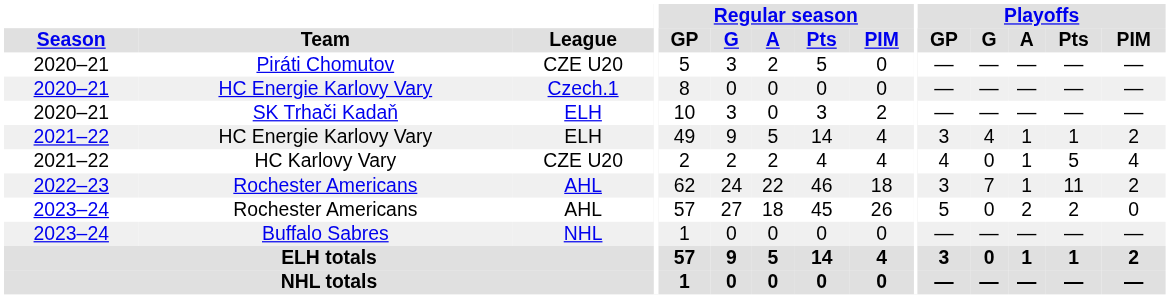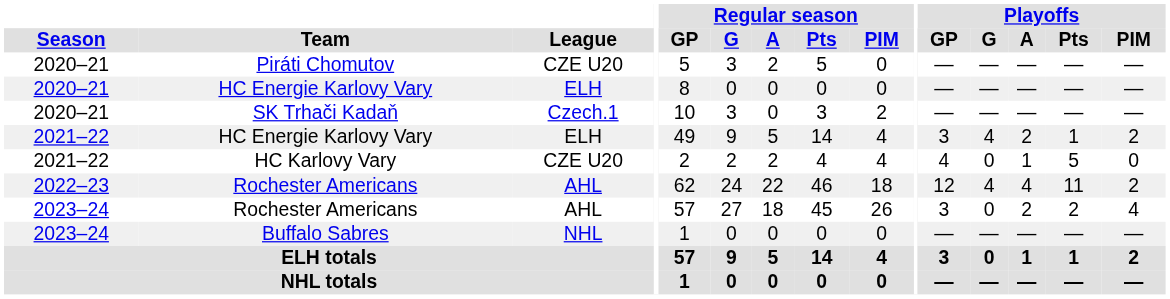(583, 88) Czech.1 -> (583, 88) ELH
(583, 112) ELH -> (583, 112) Czech.1
(1027, 136) 1 -> (1027, 136) 2
(1134, 161) 4 -> (1134, 161) 0
(944, 185) 3 -> (944, 185) 12
(989, 185) 7 -> (989, 185) 4
(1027, 185) 1 -> (1027, 185) 4
(944, 209) 5 -> (944, 209) 3
(1134, 209) 0 -> (1134, 209) 4
